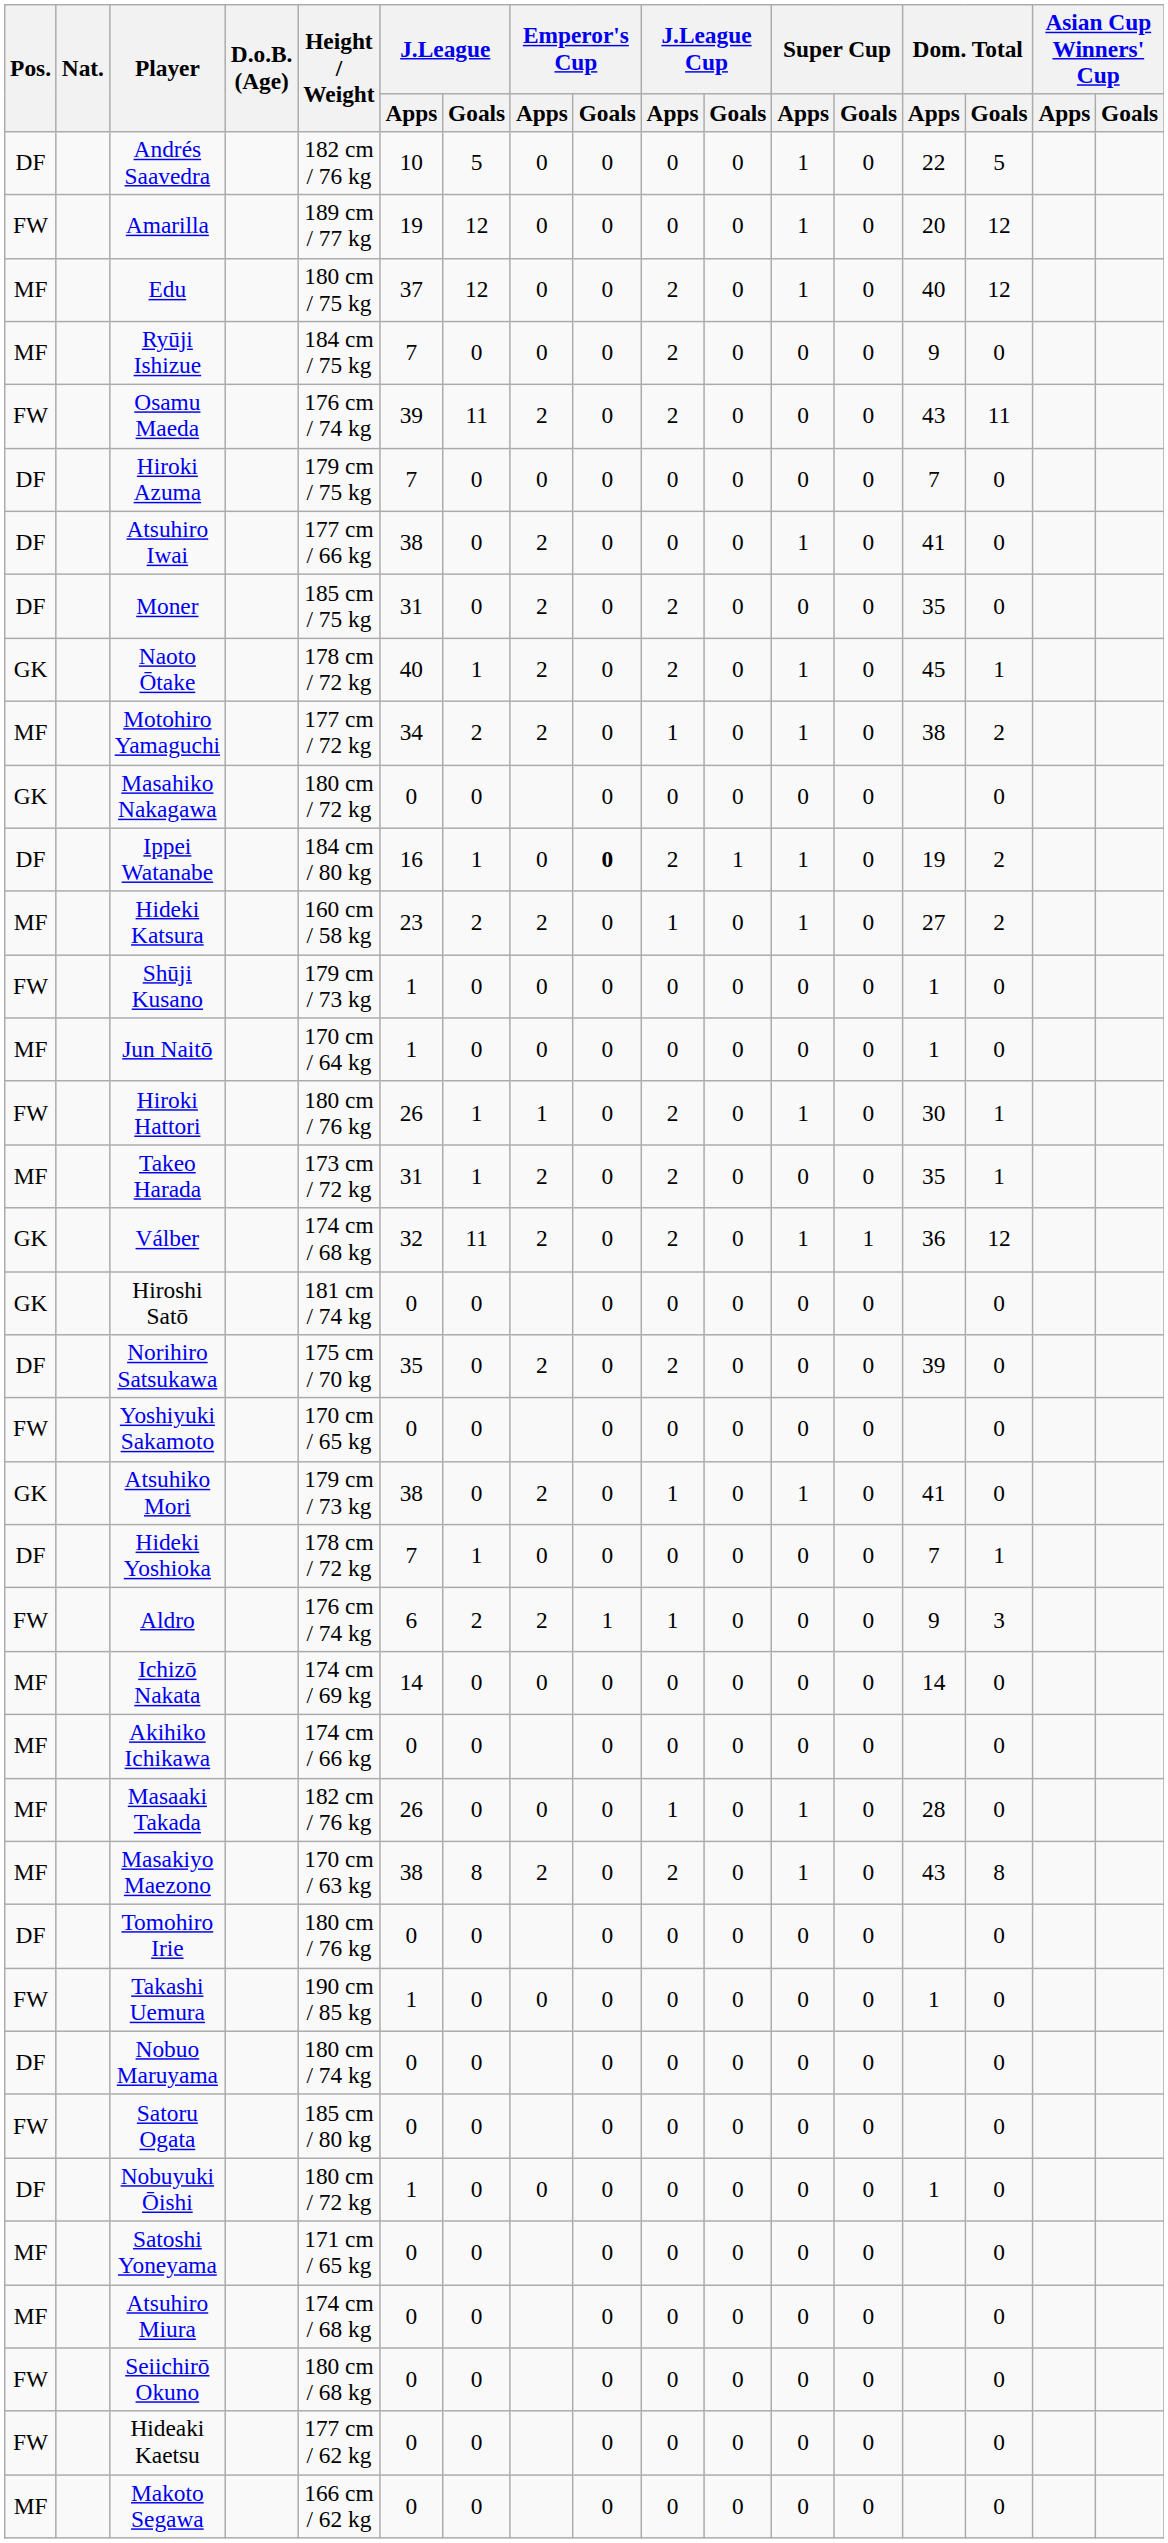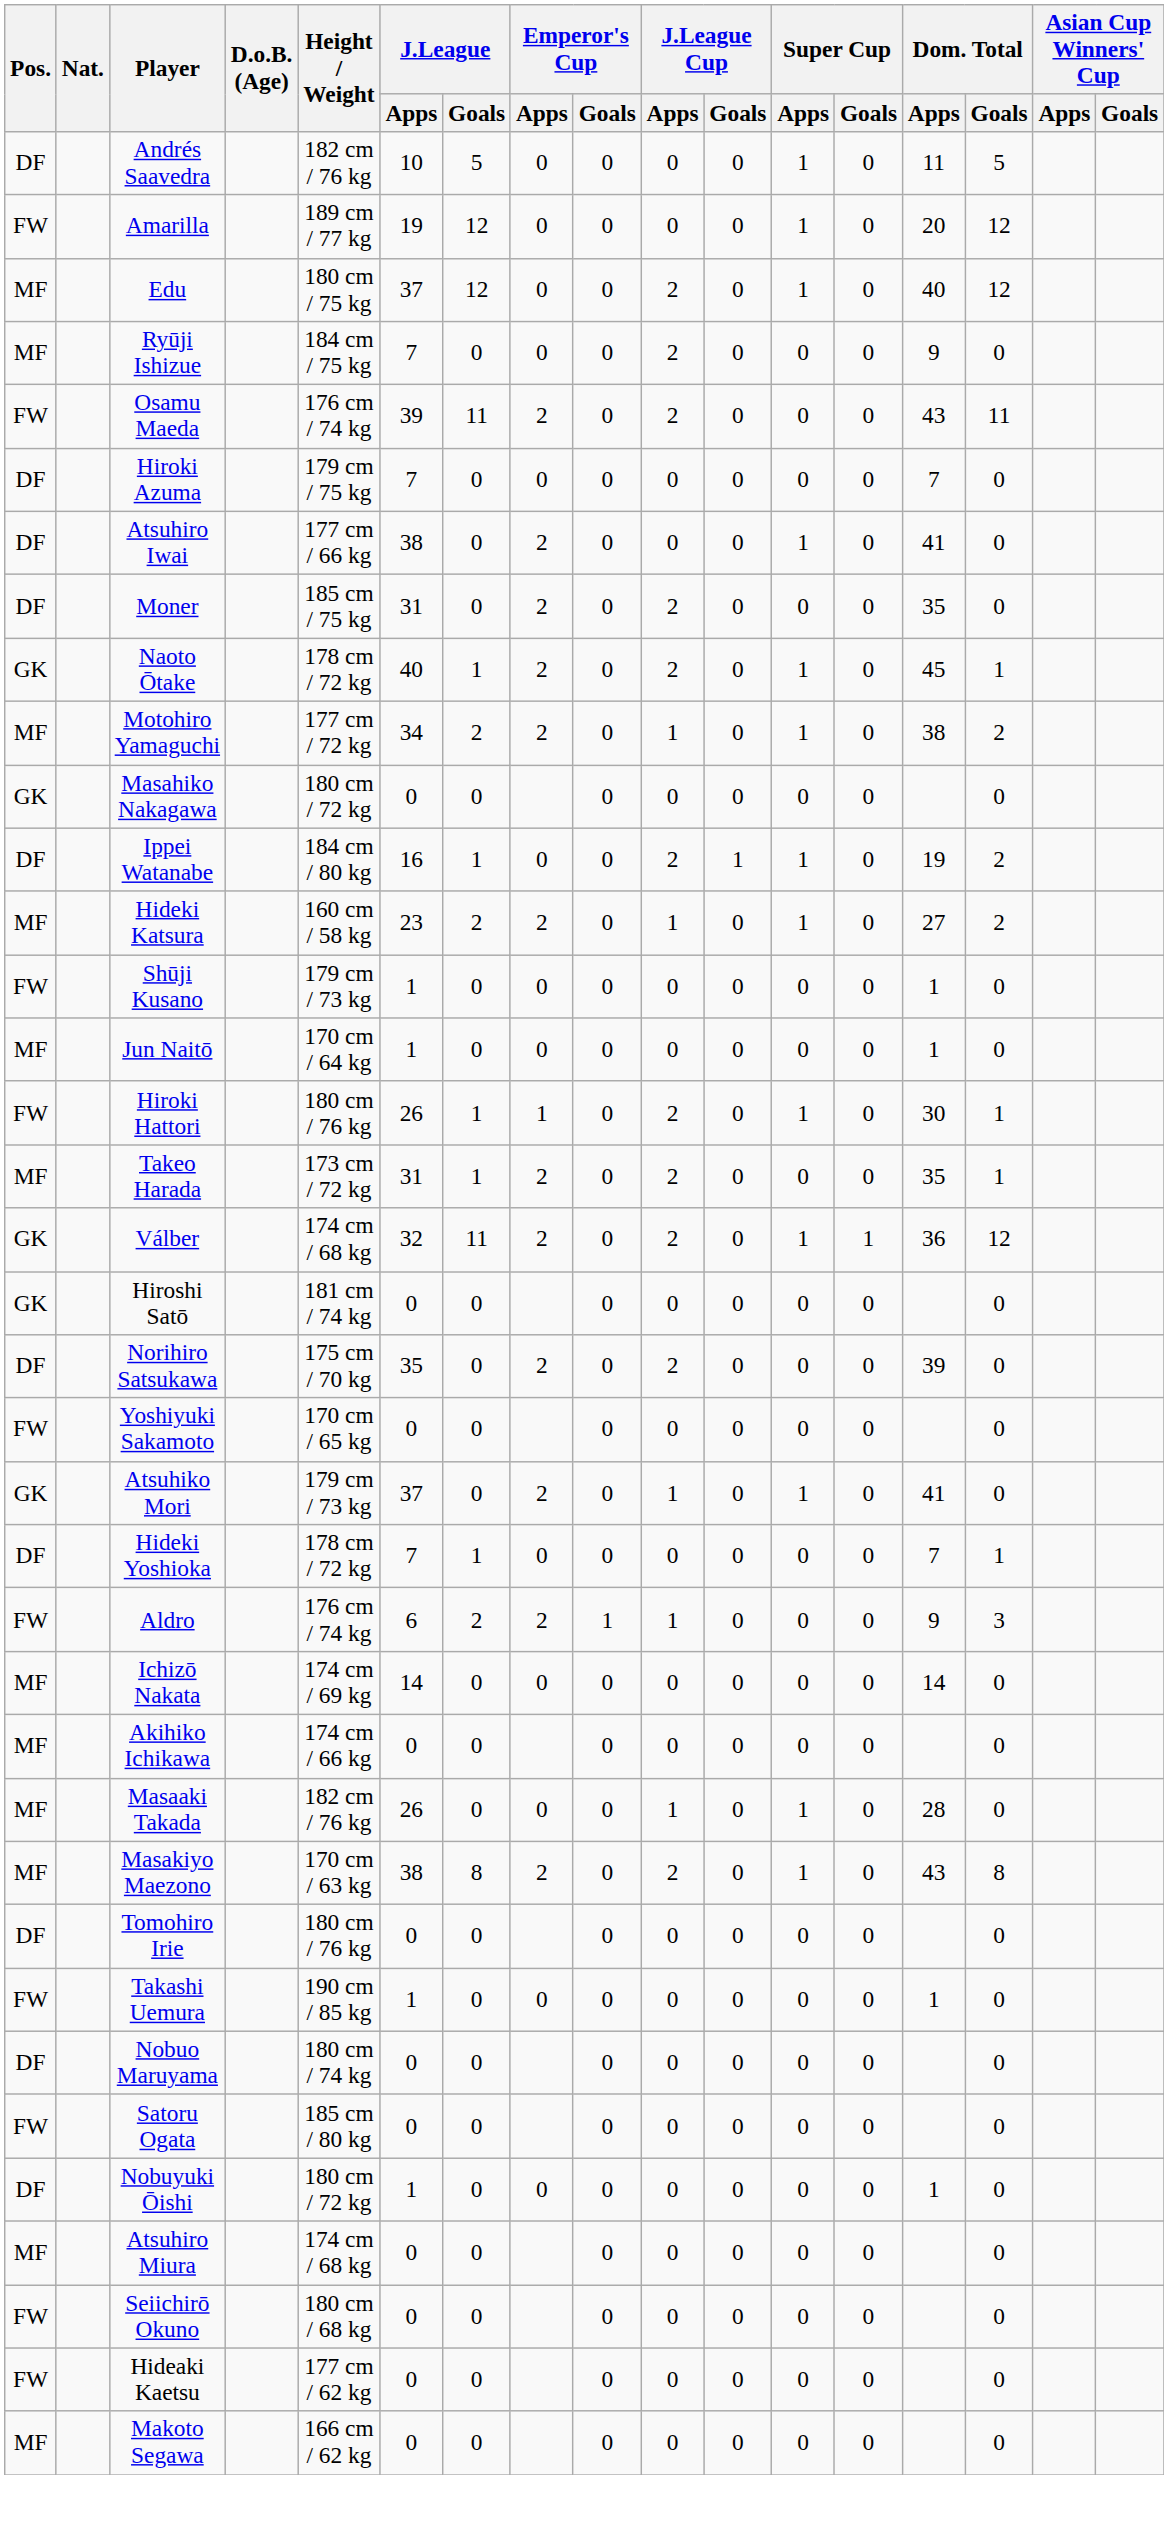(934, 162) 22 -> (934, 162) 11
(607, 859) bold -> (607, 859) normal
(411, 1492) 38 -> (411, 1492) 37
- row: (167, 2252)
